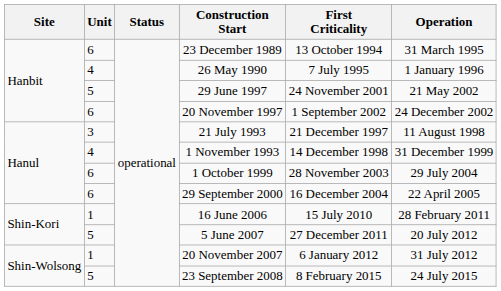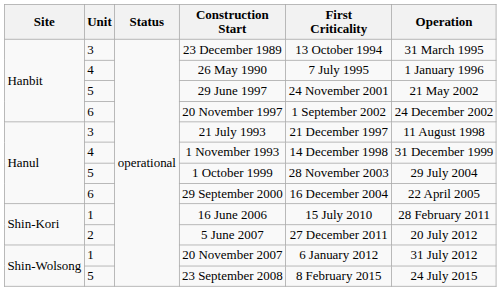(90, 49) 6 -> (90, 49) 3
(90, 173) 6 -> (90, 173) 5
(90, 234) 5 -> (90, 234) 2
